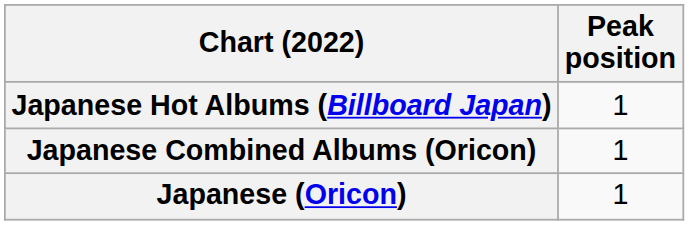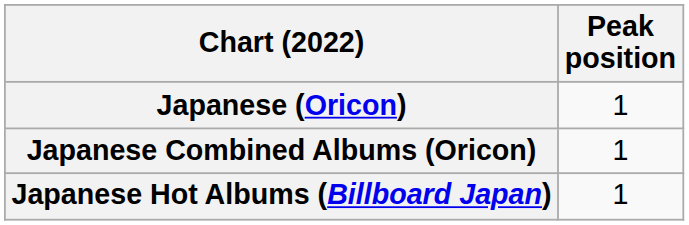rows swapped: (282, 195) <-> (282, 104)
